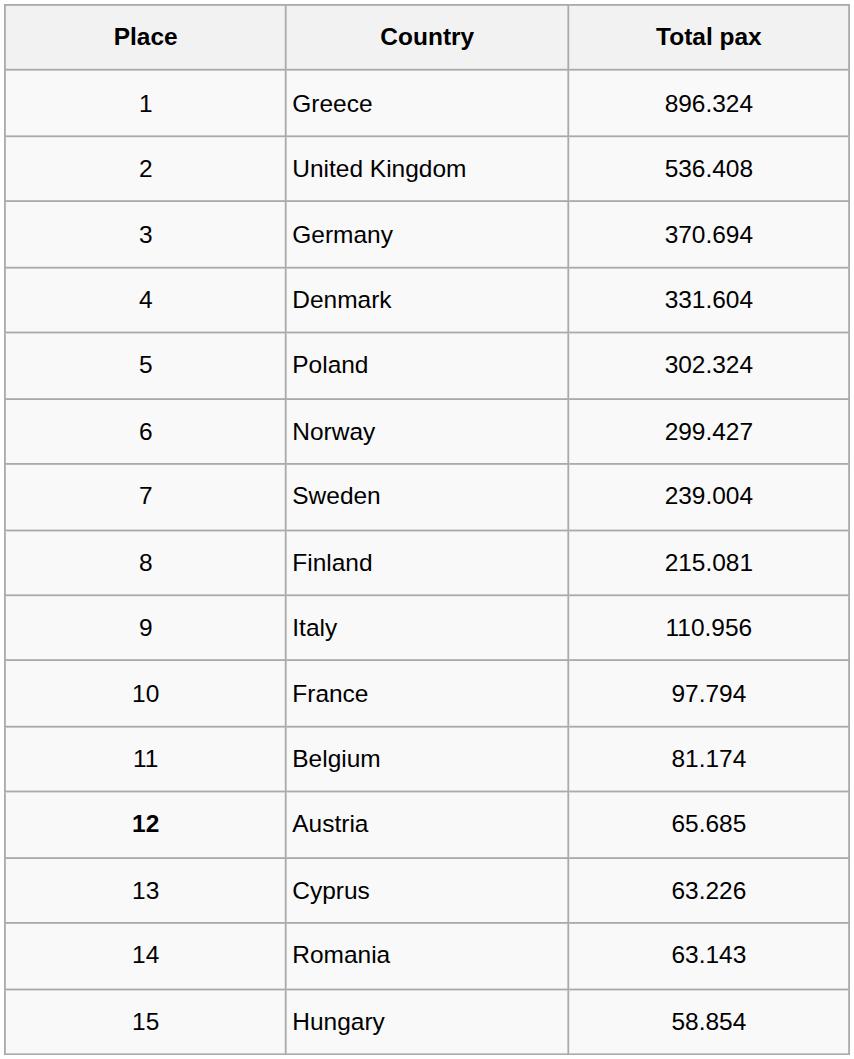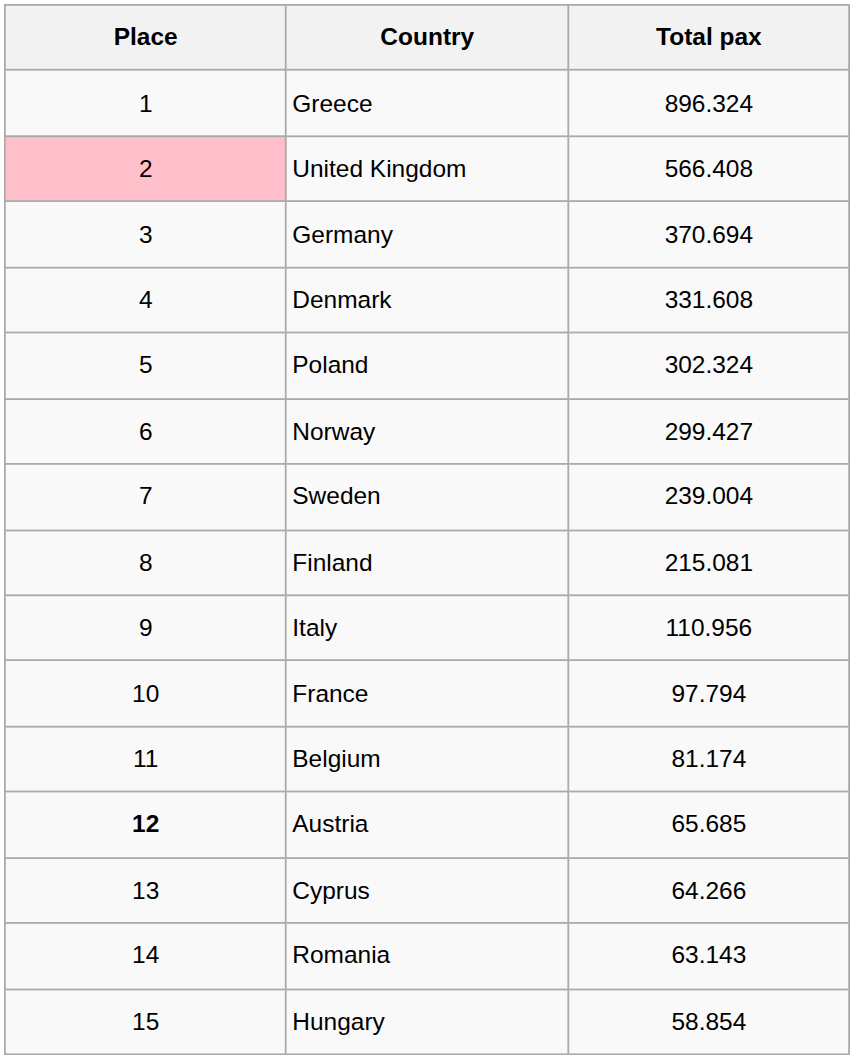(146, 168) no background -> (146, 168) pink background
(709, 168) 536.408 -> (709, 168) 566.408
(709, 300) 331.604 -> (709, 300) 331.608
(709, 890) 63.226 -> (709, 890) 64.266
